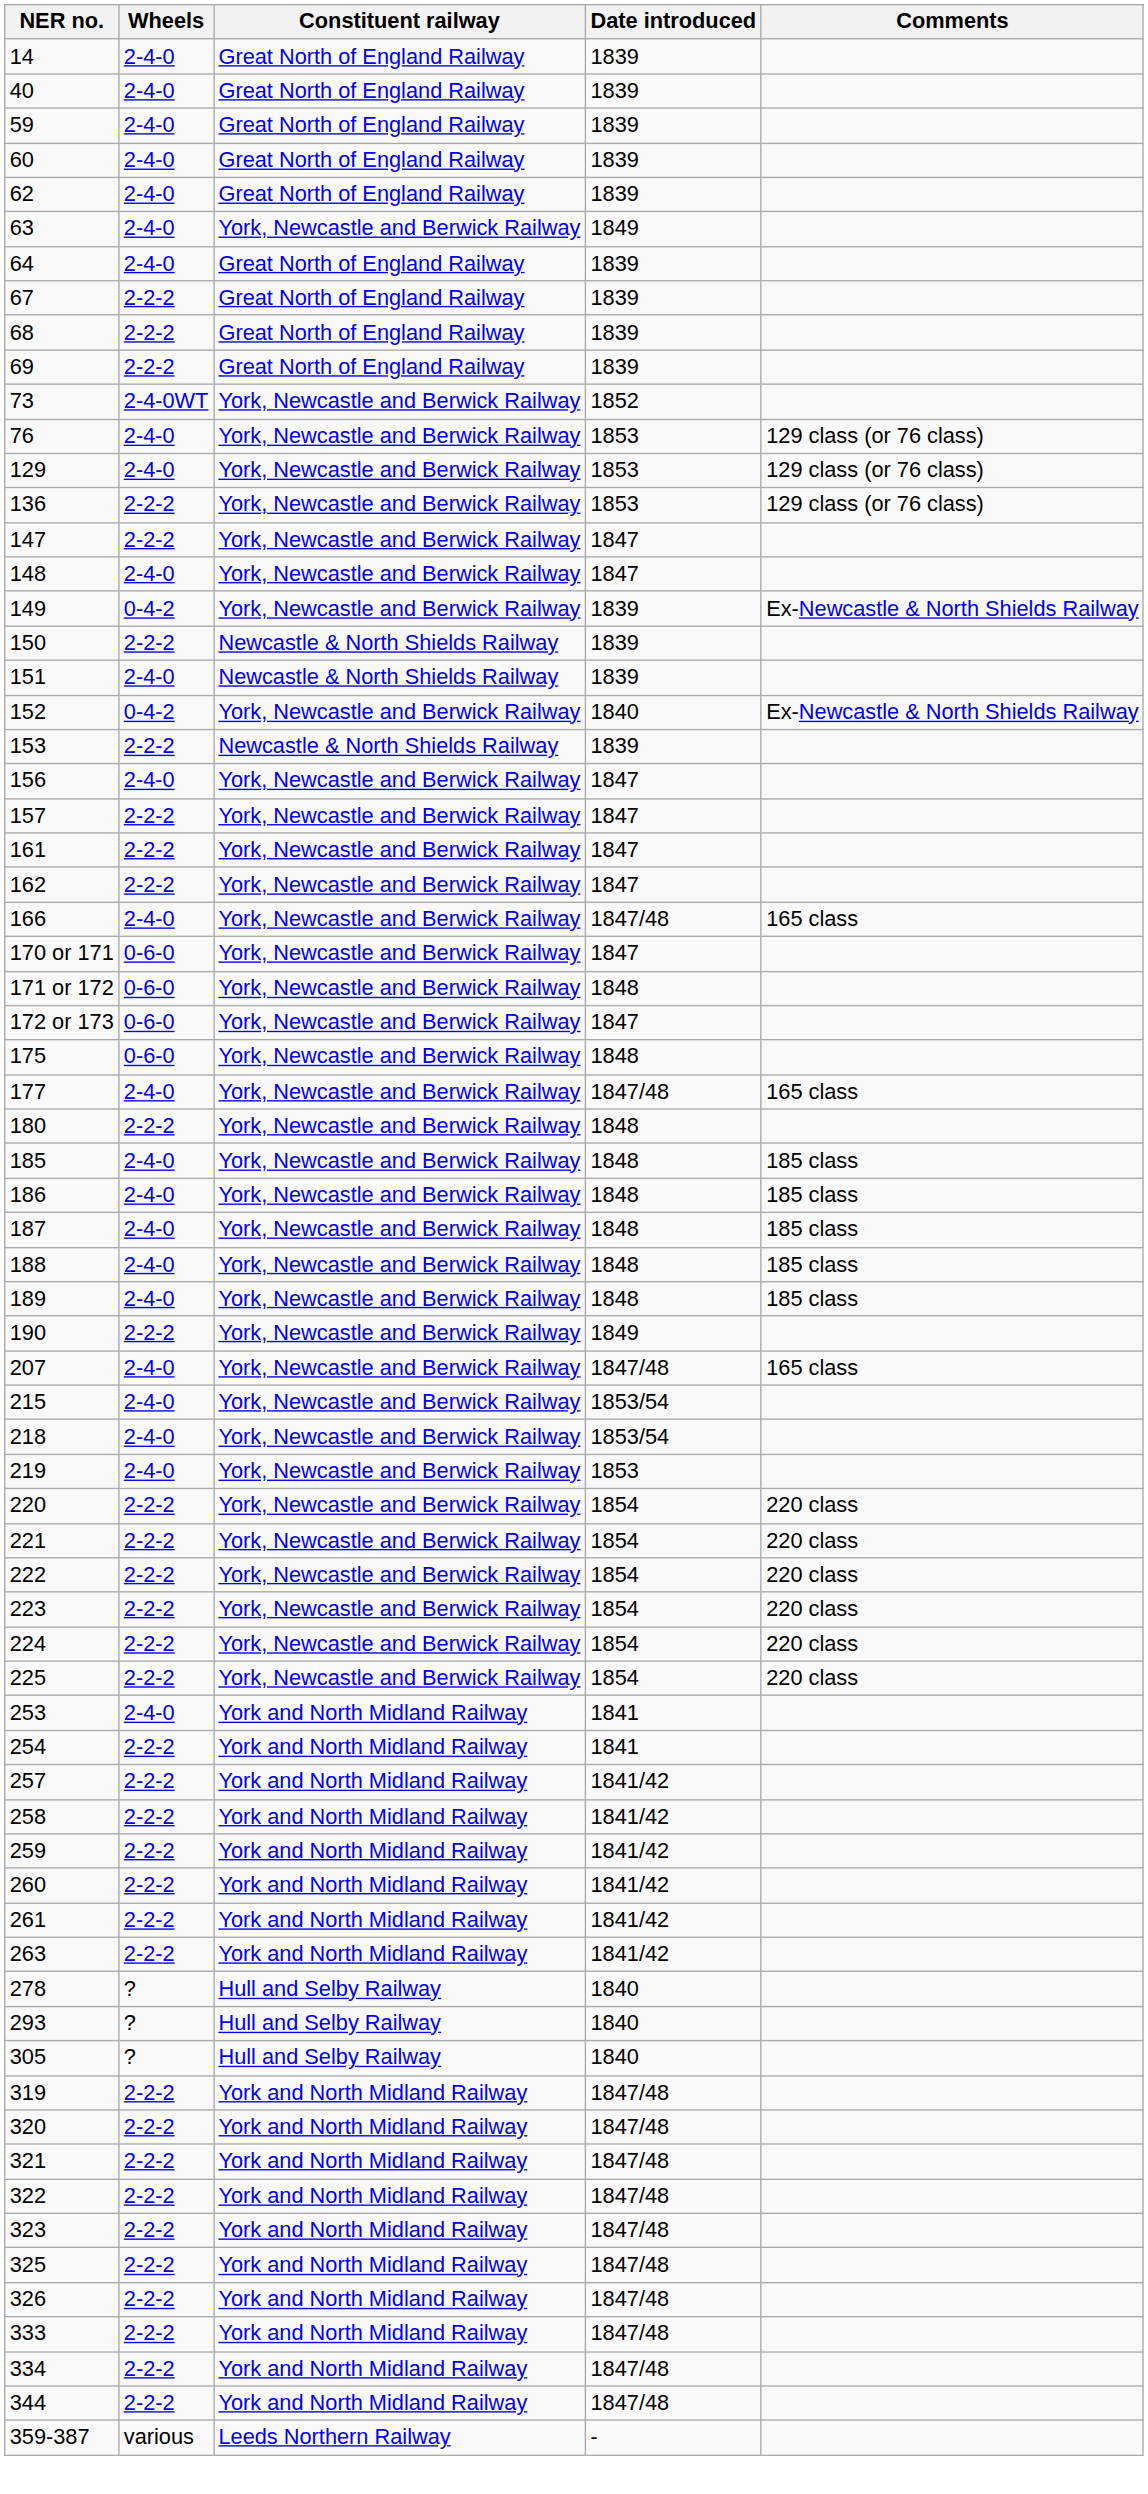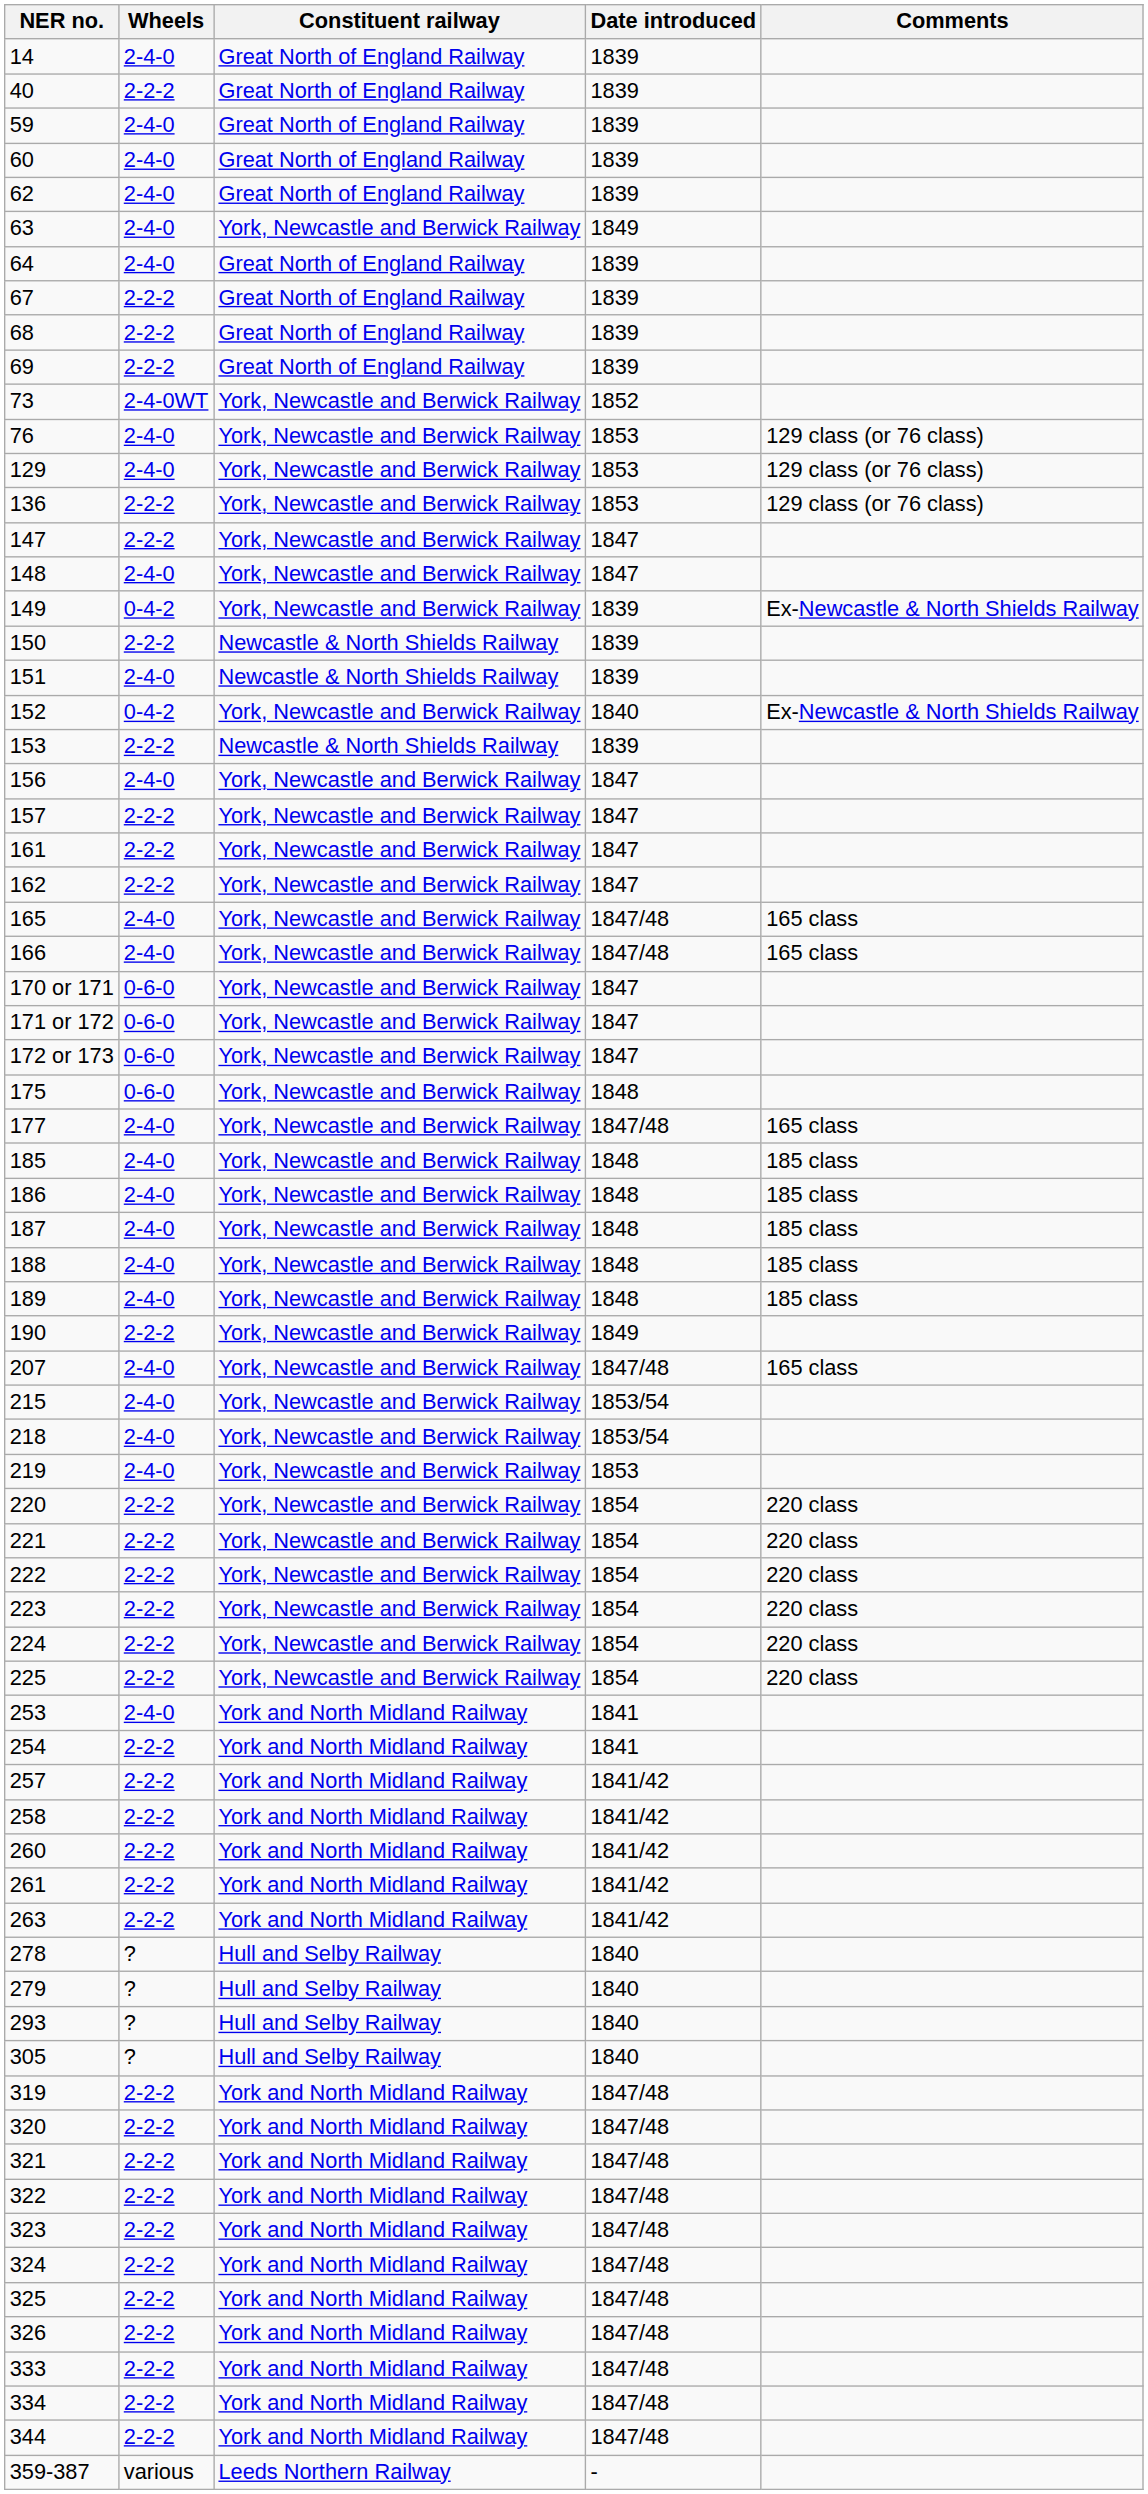(149, 90) 2-4-0 -> (149, 90) 2-2-2
+ row: (28, 919)
(615, 988) 1848 -> (615, 1022) 1847
- row: (28, 1126)
- row: (28, 1850)
+ row: (28, 1988)
+ row: (28, 2264)
